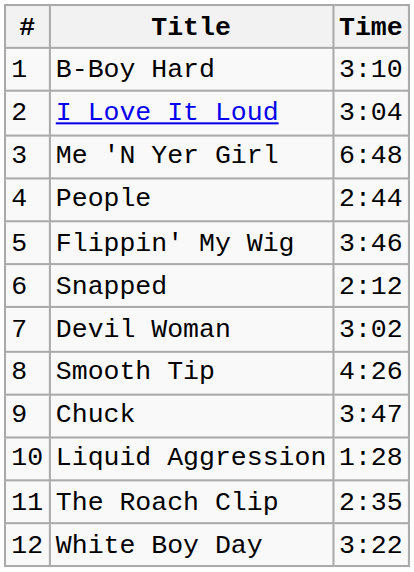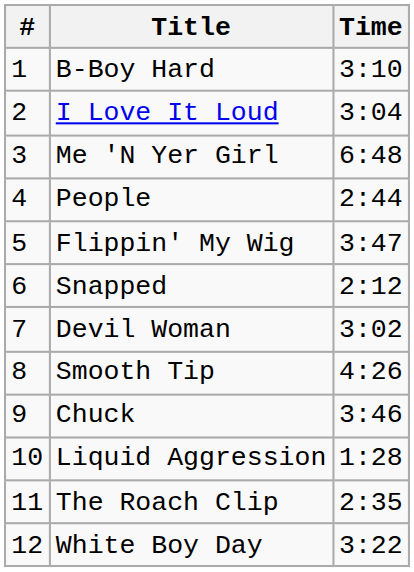(371, 243) 3:46 -> (371, 243) 3:47
(371, 416) 3:47 -> (371, 416) 3:46
